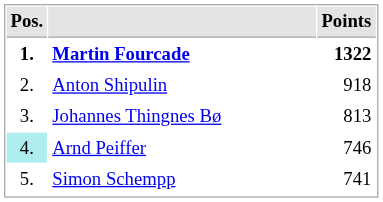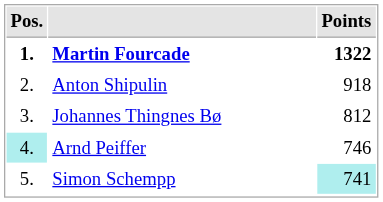(357, 116) 813 -> (357, 116) 812
(357, 178) no background -> (357, 178) paleturquoise background
